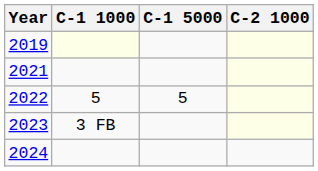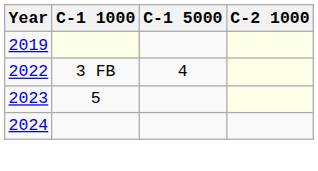- row: (28, 72)
(96, 99) 5 -> (96, 72) 3 FB
(183, 99) 5 -> (183, 72) 4
(96, 126) 3 FB -> (96, 99) 5
